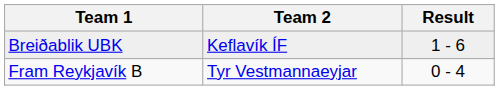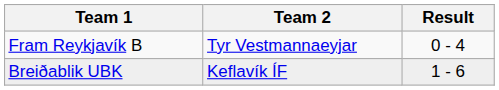rows swapped: (75, 71) <-> (65, 44)
